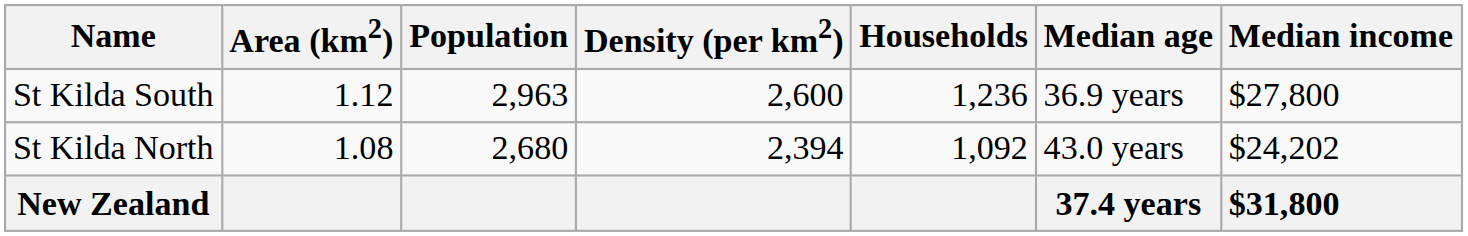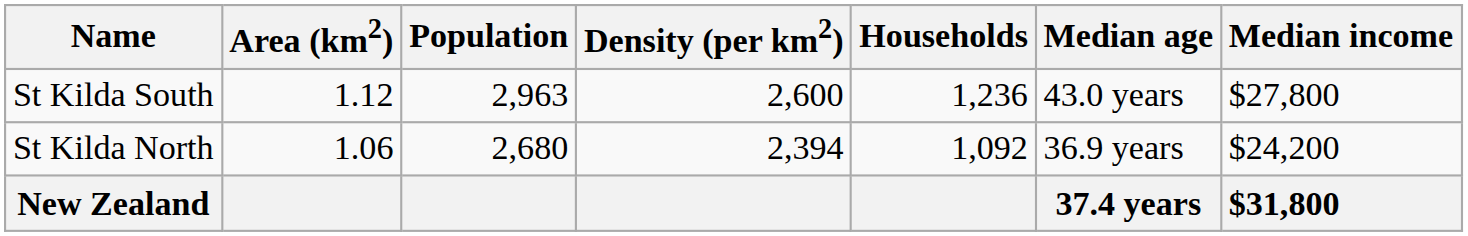(1114, 94) 36.9 years -> (1114, 94) 43.0 years
(364, 148) 1.08 -> (364, 148) 1.06
(1114, 148) 43.0 years -> (1114, 148) 36.9 years
(1284, 148) $24,202 -> (1284, 148) $24,200
